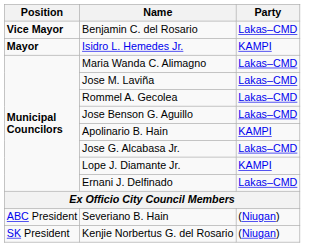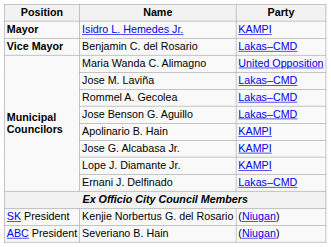rows swapped: (133, 47) <-> (140, 30)
(268, 64) Lakas–CMD -> (281, 64) United Opposition
(268, 149) Lakas–CMD -> (255, 149) KAMPI
rows swapped: (125, 217) <-> (158, 234)
